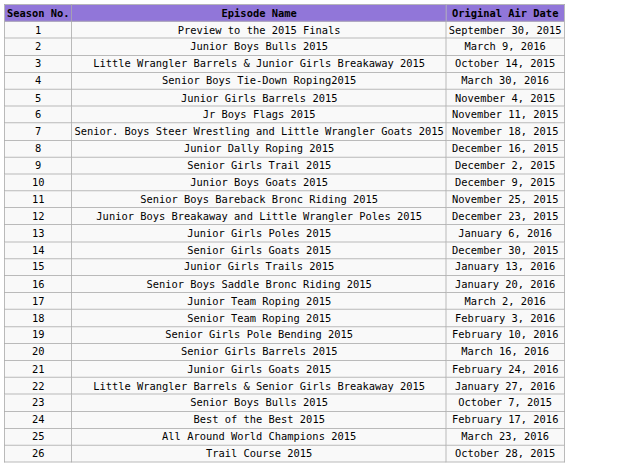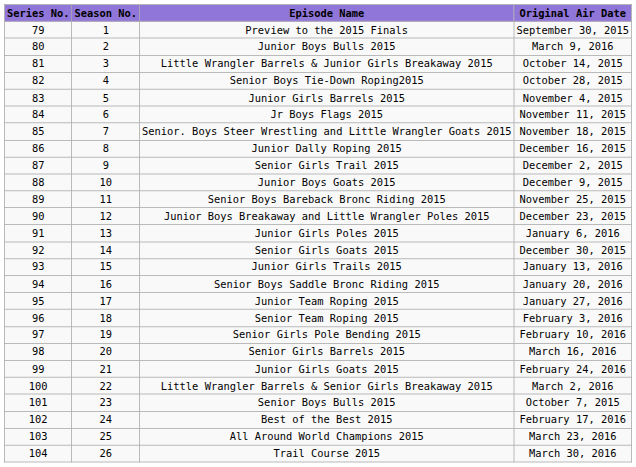+ column: (38, 13)
(505, 81) March 30, 2016 -> (573, 81) October 28, 2015
(505, 301) March 2, 2016 -> (573, 301) January 27, 2016
(505, 386) January 27, 2016 -> (573, 386) March 2, 2016
(505, 454) October 28, 2015 -> (573, 454) March 30, 2016
